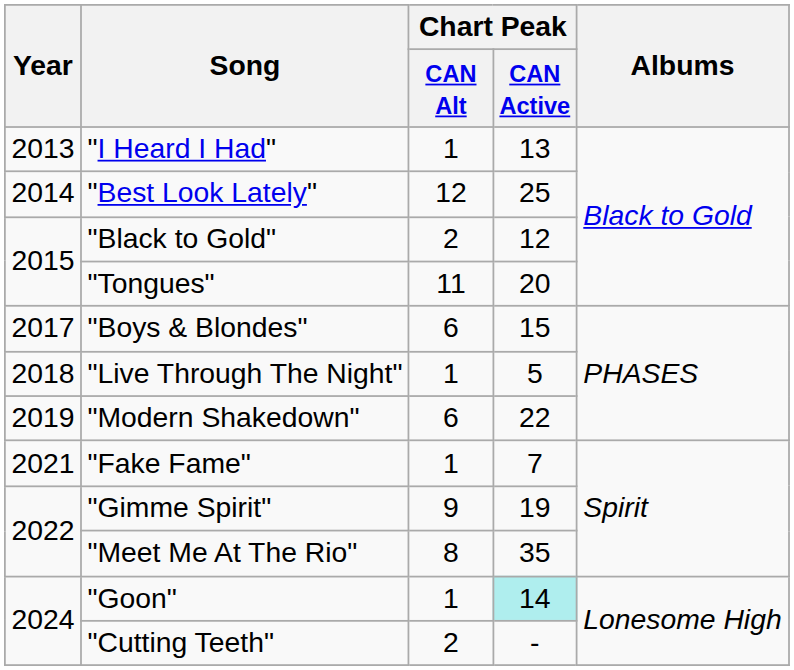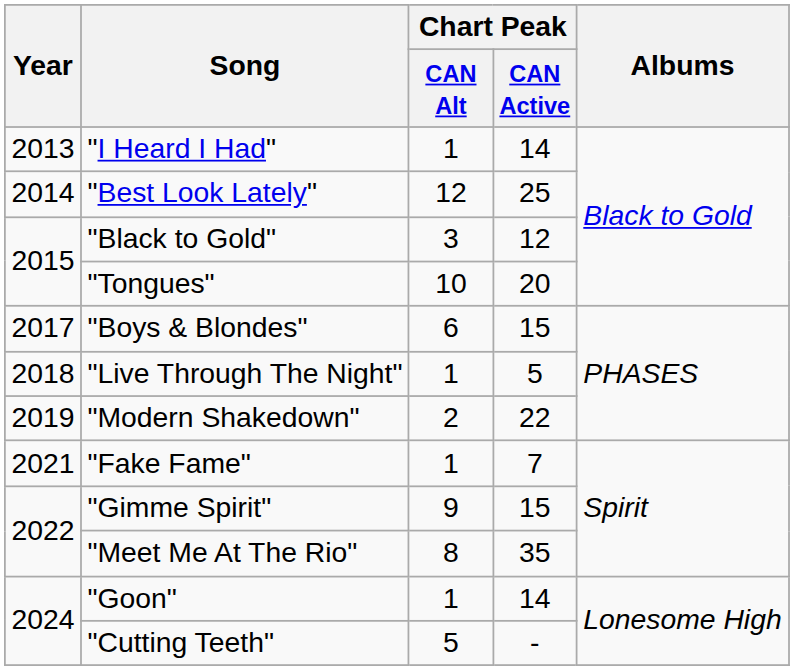(535, 148) 13 -> (535, 148) 14
(451, 238) 2 -> (451, 238) 3
(451, 283) 11 -> (451, 283) 10
(451, 418) 6 -> (451, 418) 2
(535, 507) 19 -> (535, 507) 15
(535, 597) paleturquoise background -> (535, 597) no background
(451, 642) 2 -> (451, 642) 5
